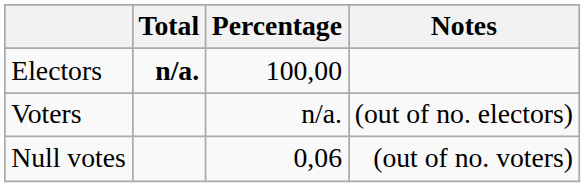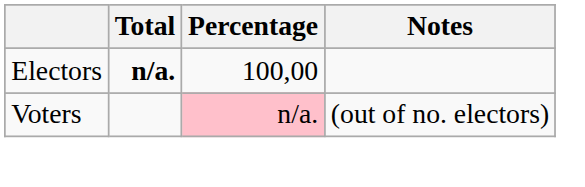(322, 114) no background -> (298, 114) pink background
- row: (69, 158)
